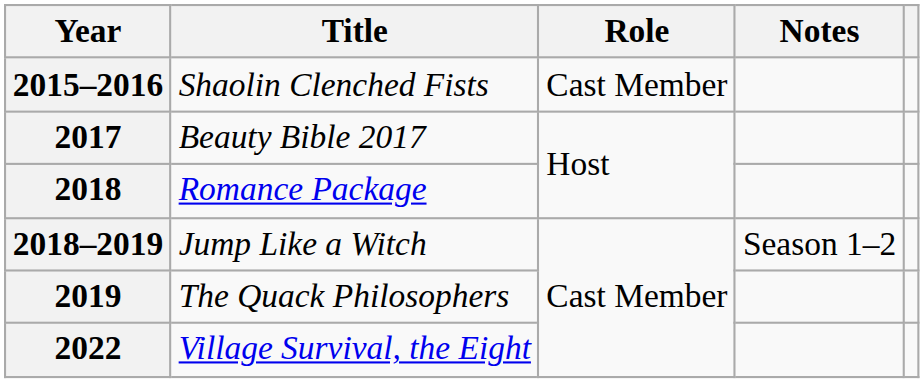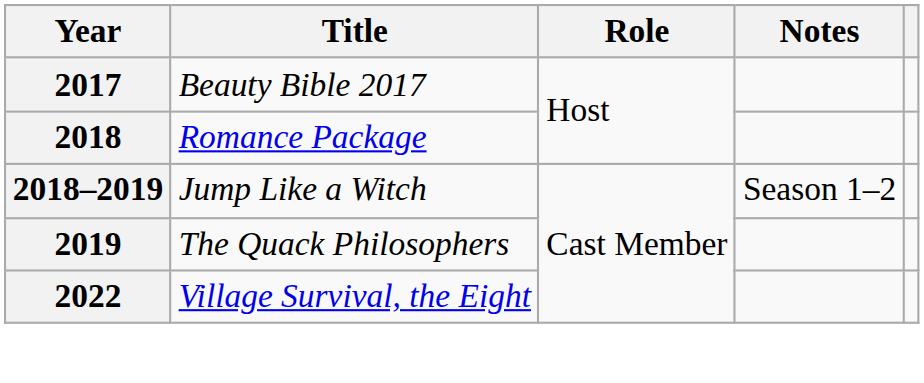- row: (88, 84)
